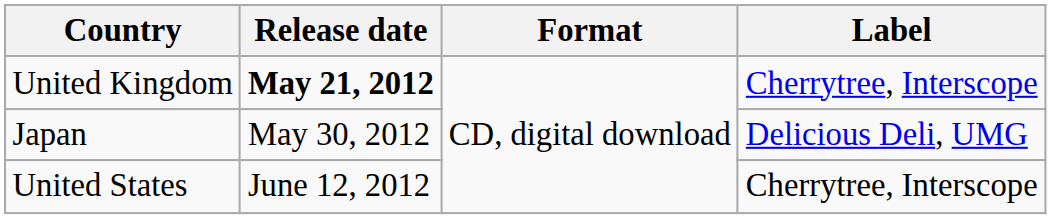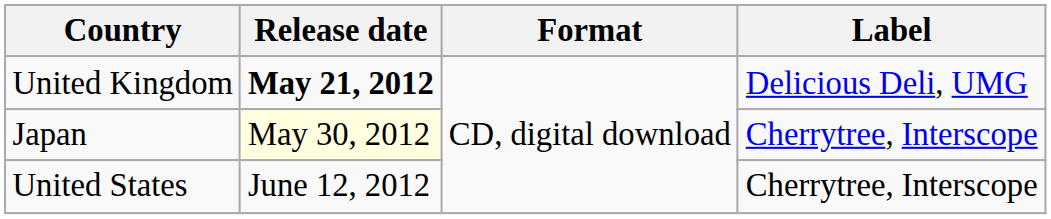(892, 82) Cherrytree, Interscope -> (887, 82) Delicious Deli, UMG
(339, 133) no background -> (339, 133) lightyellow background
(887, 133) Delicious Deli, UMG -> (892, 133) Cherrytree, Interscope
